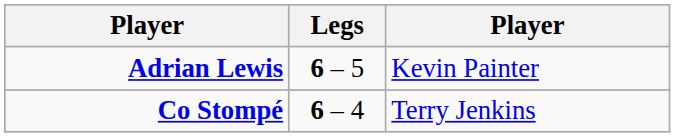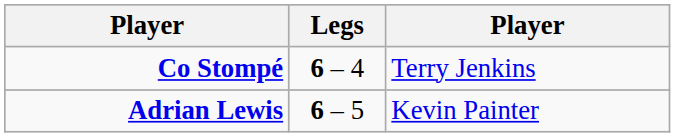rows swapped: (220, 110) <-> (206, 68)
